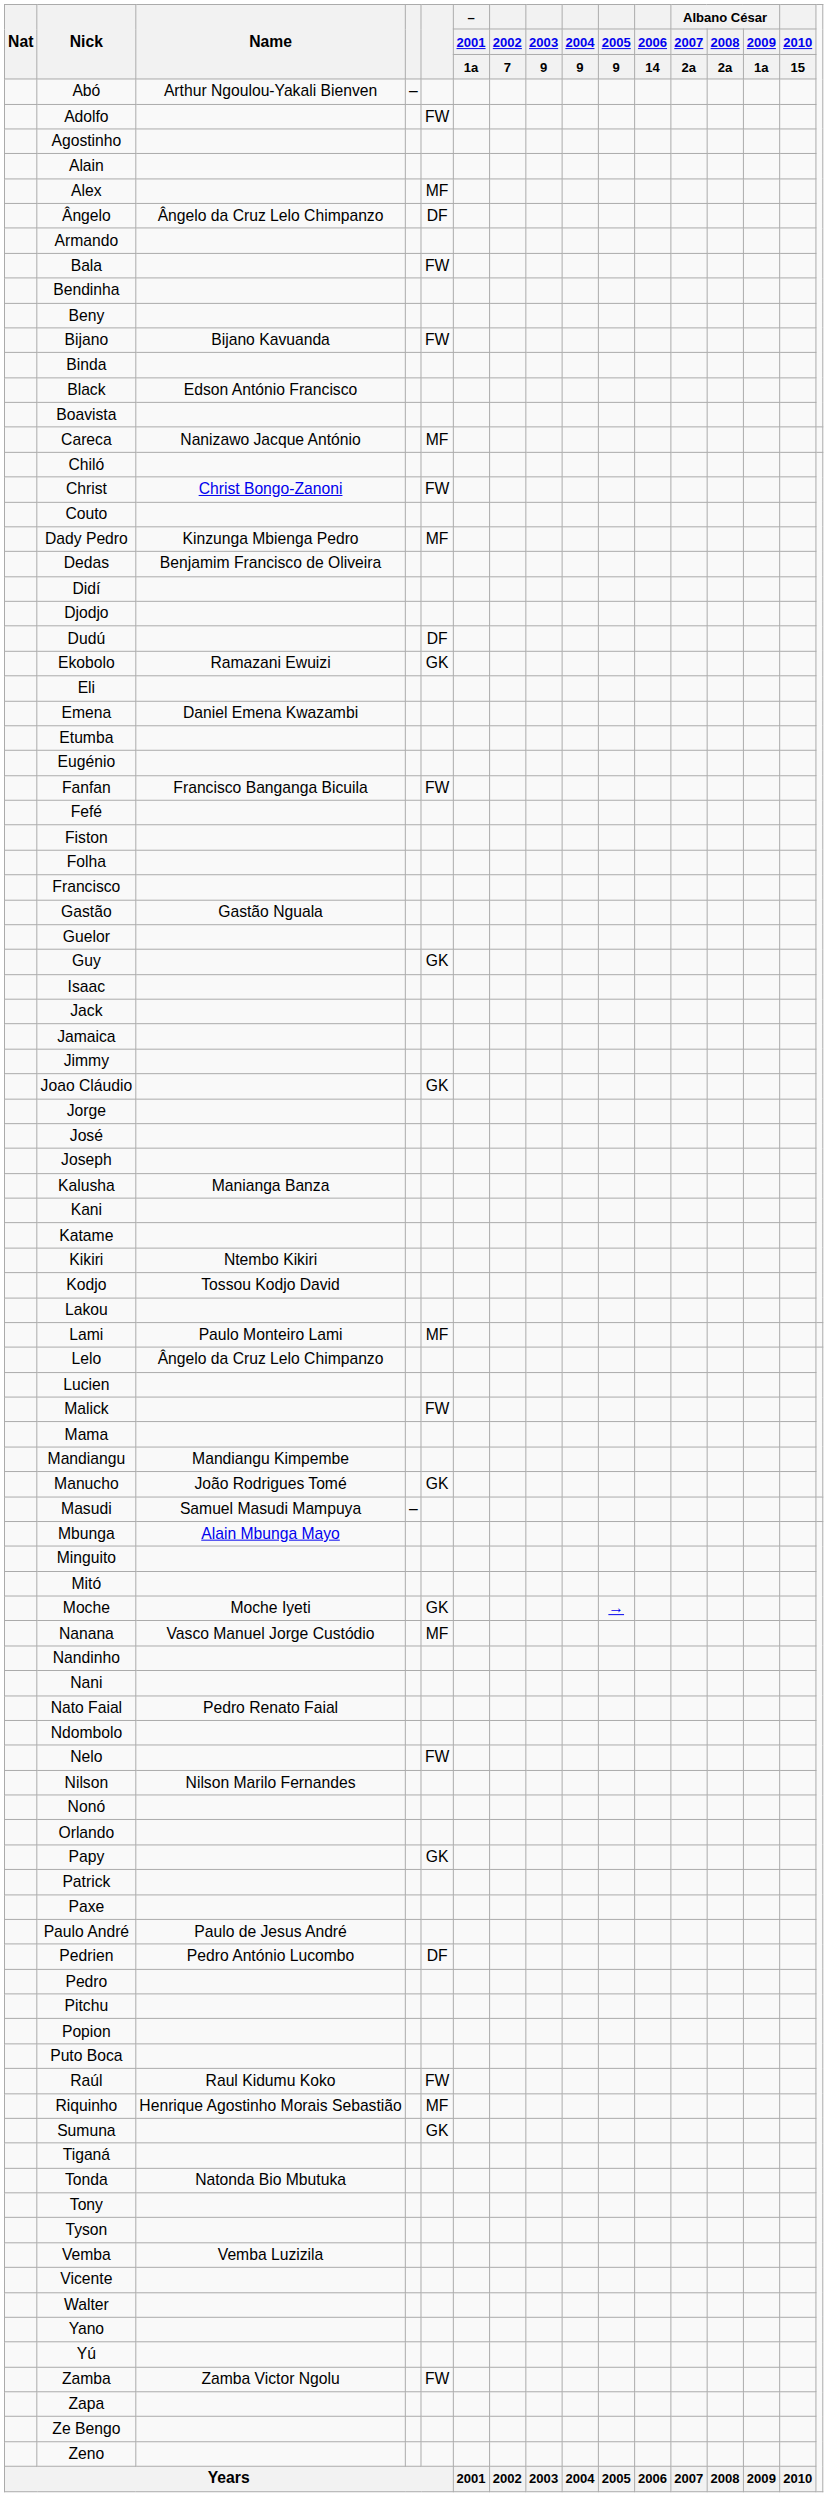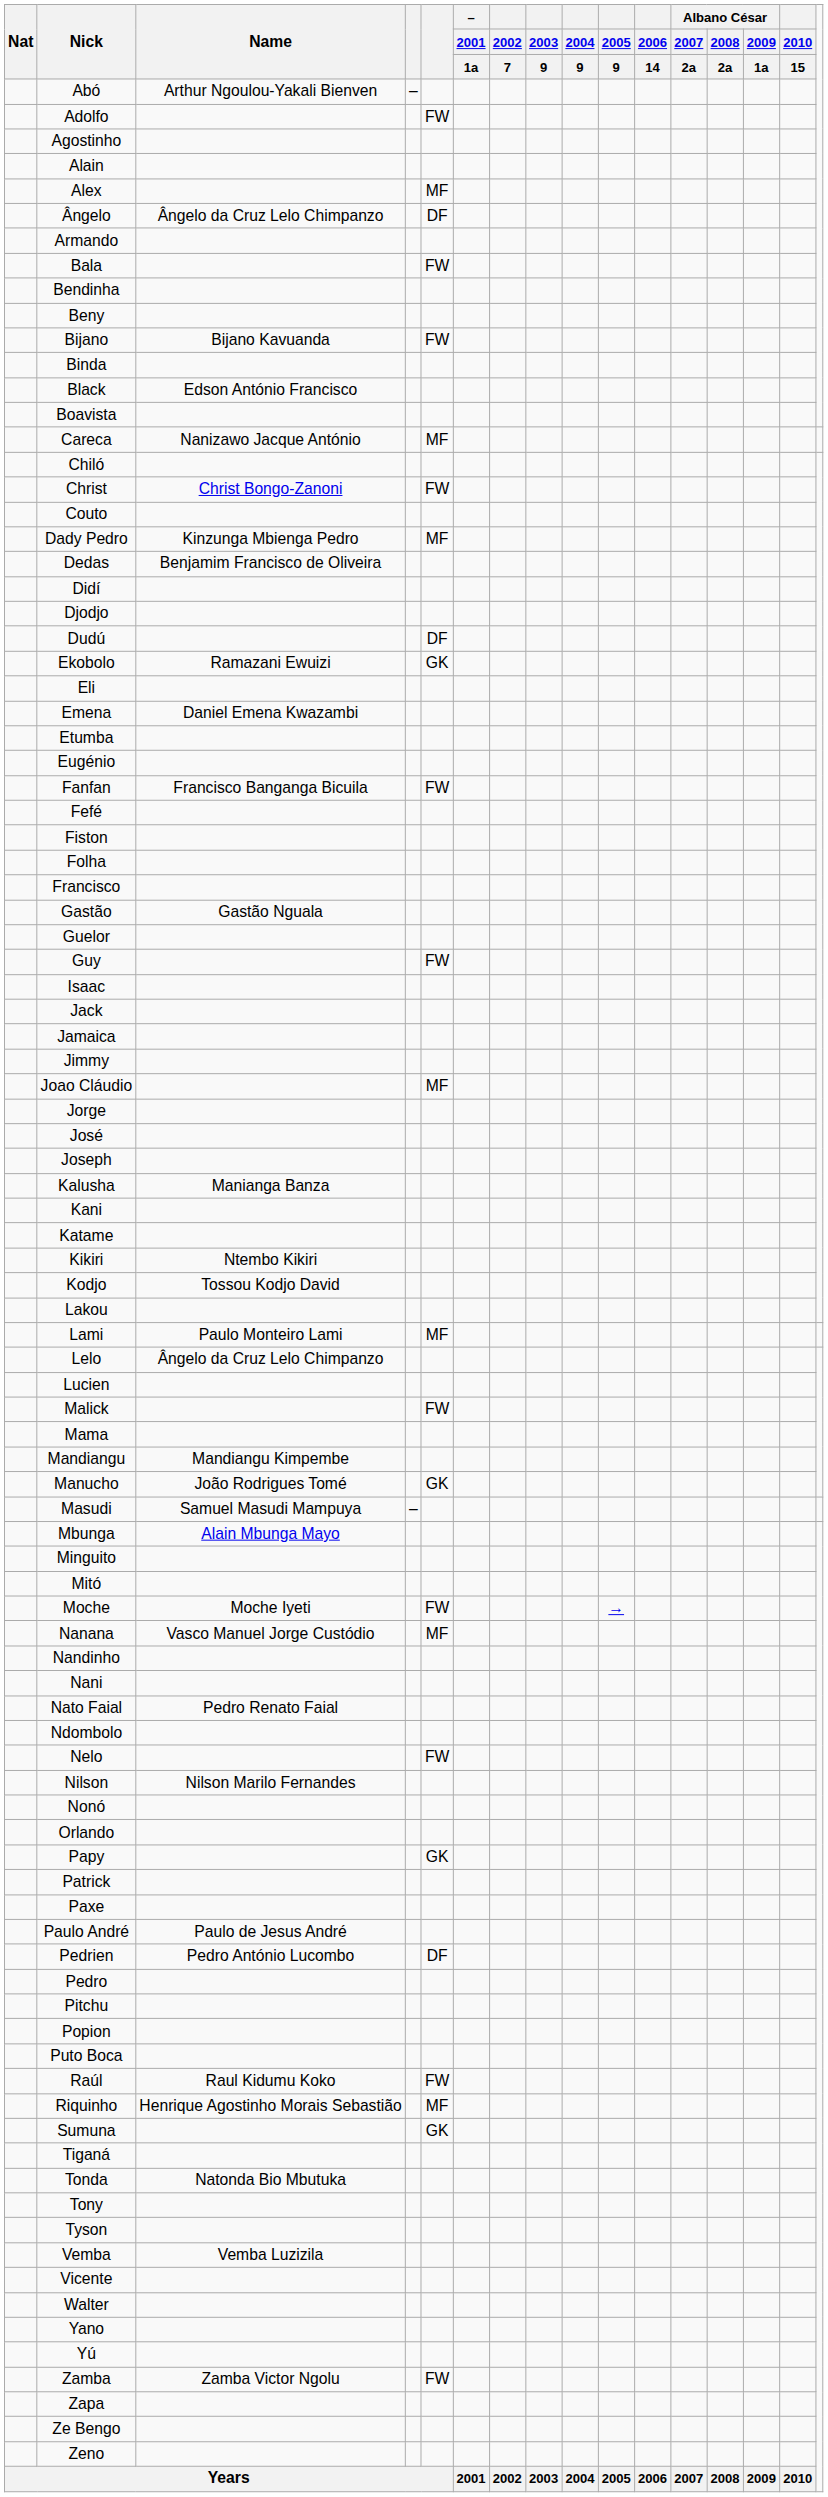(437, 961) GK -> (437, 961) FW
(437, 1086) GK -> (437, 1086) MF
(437, 1608) GK -> (437, 1608) FW
